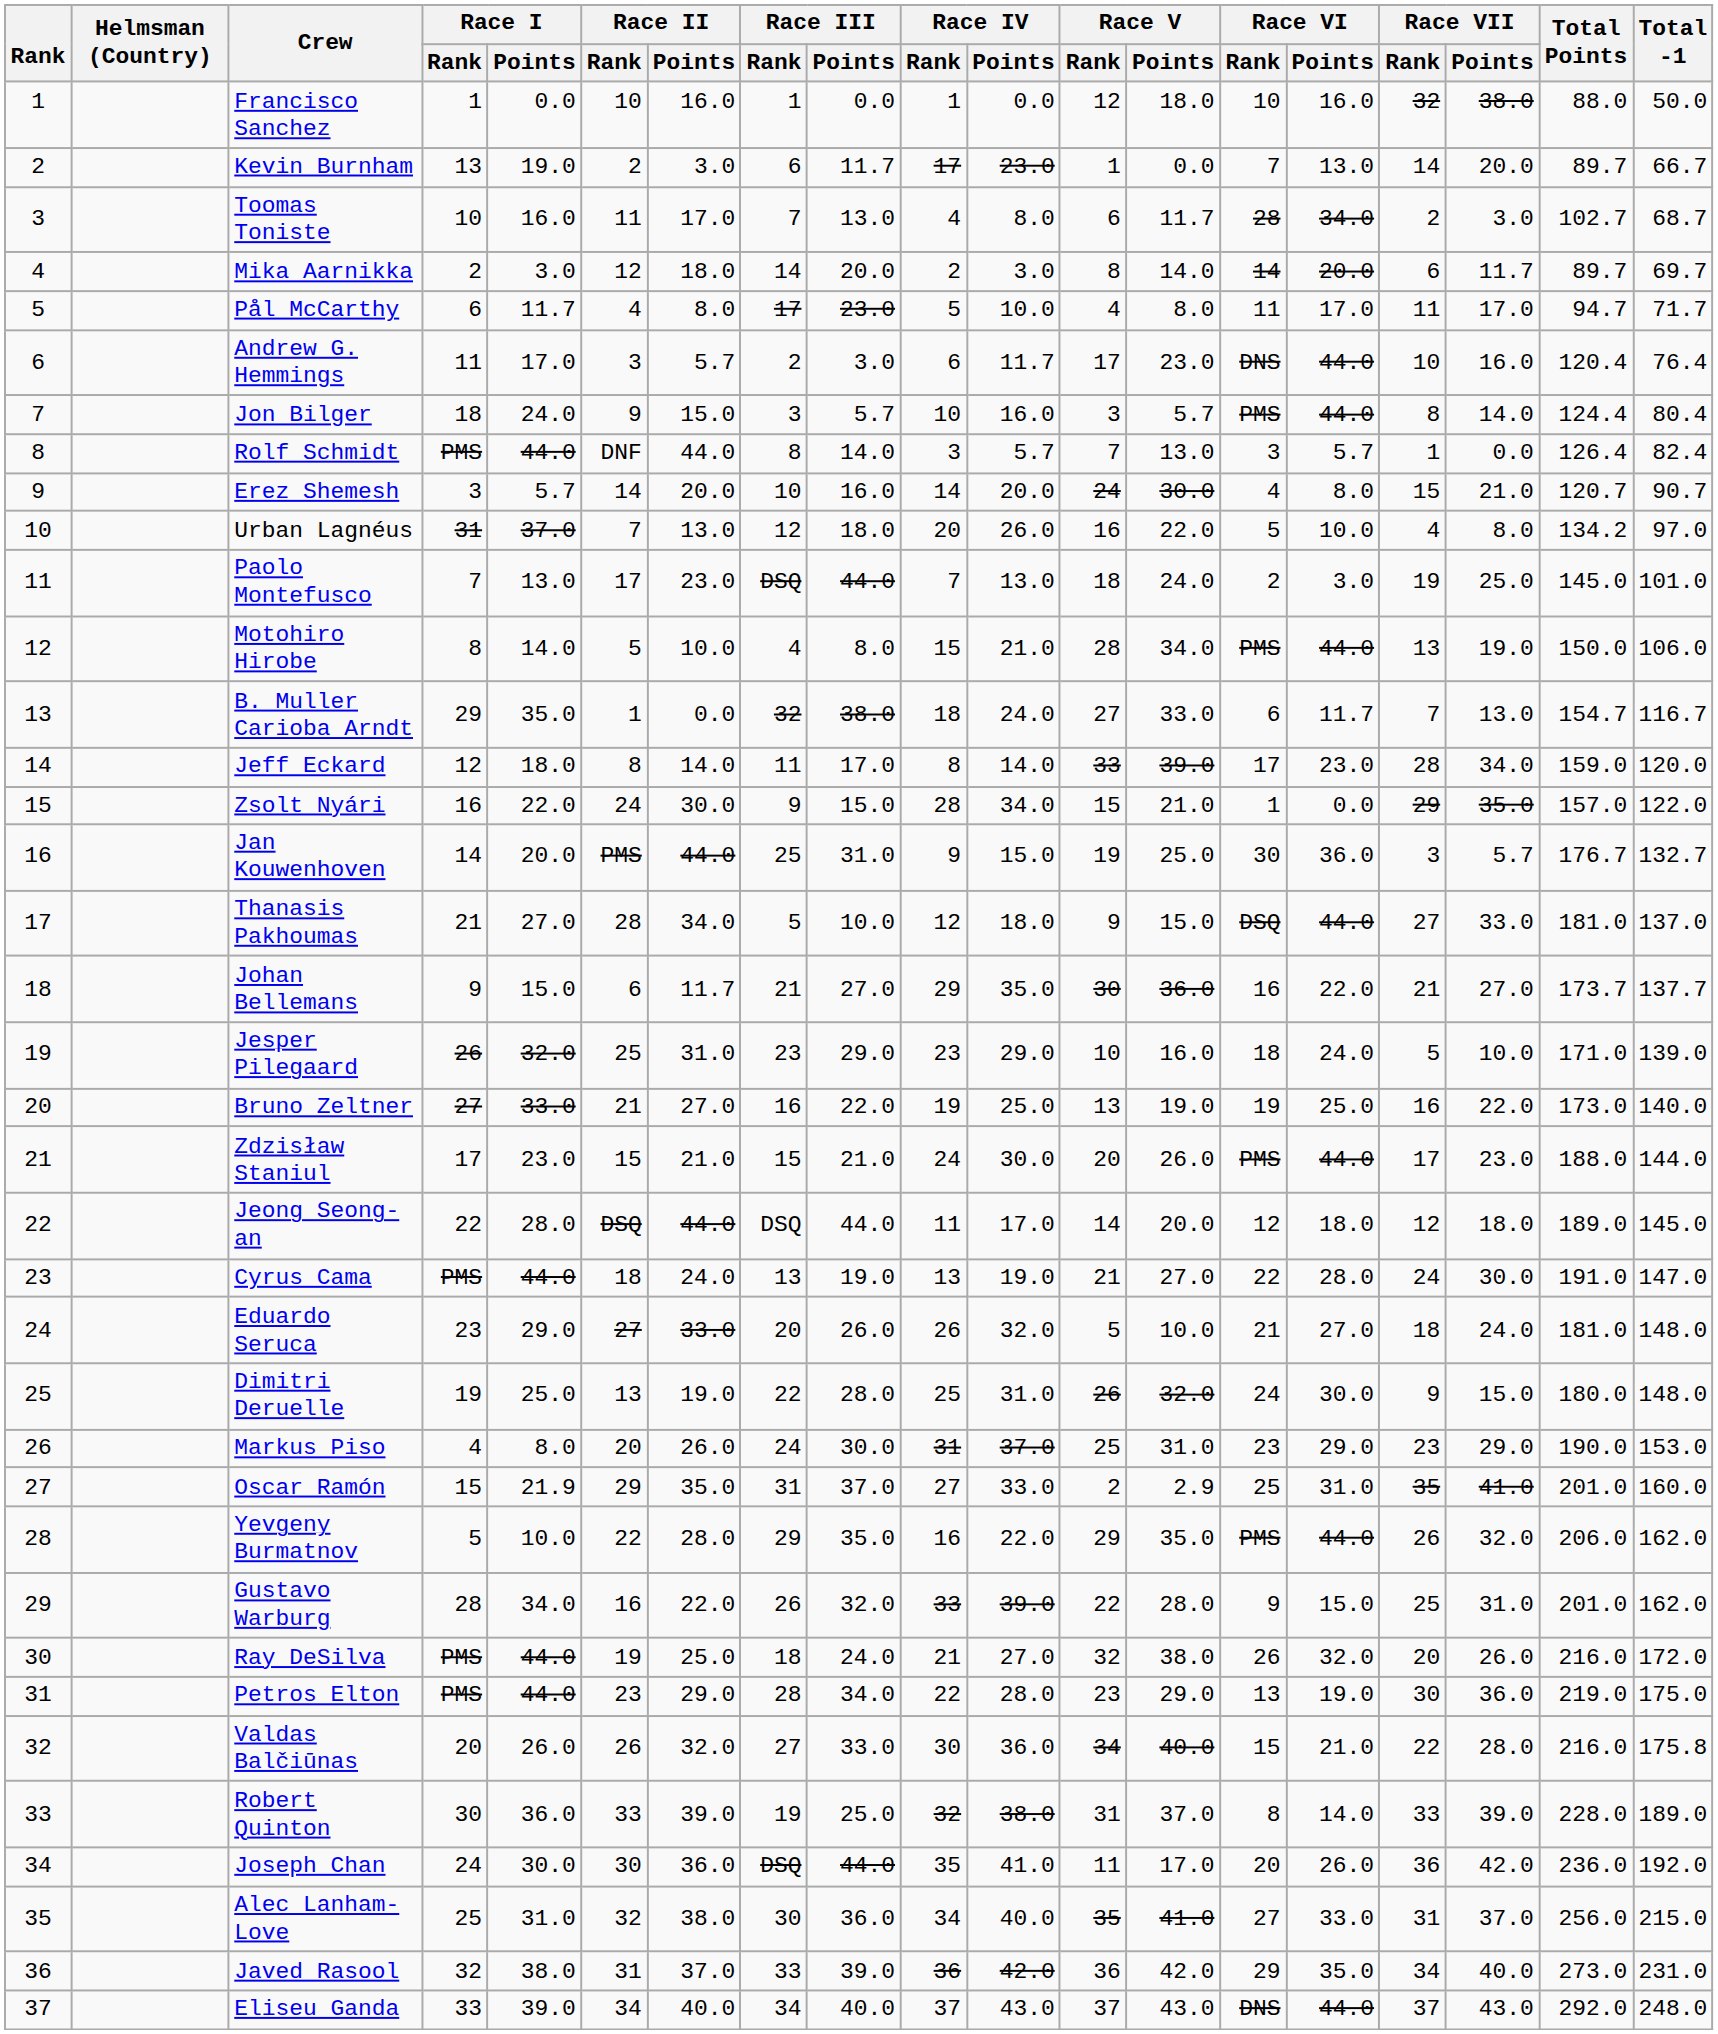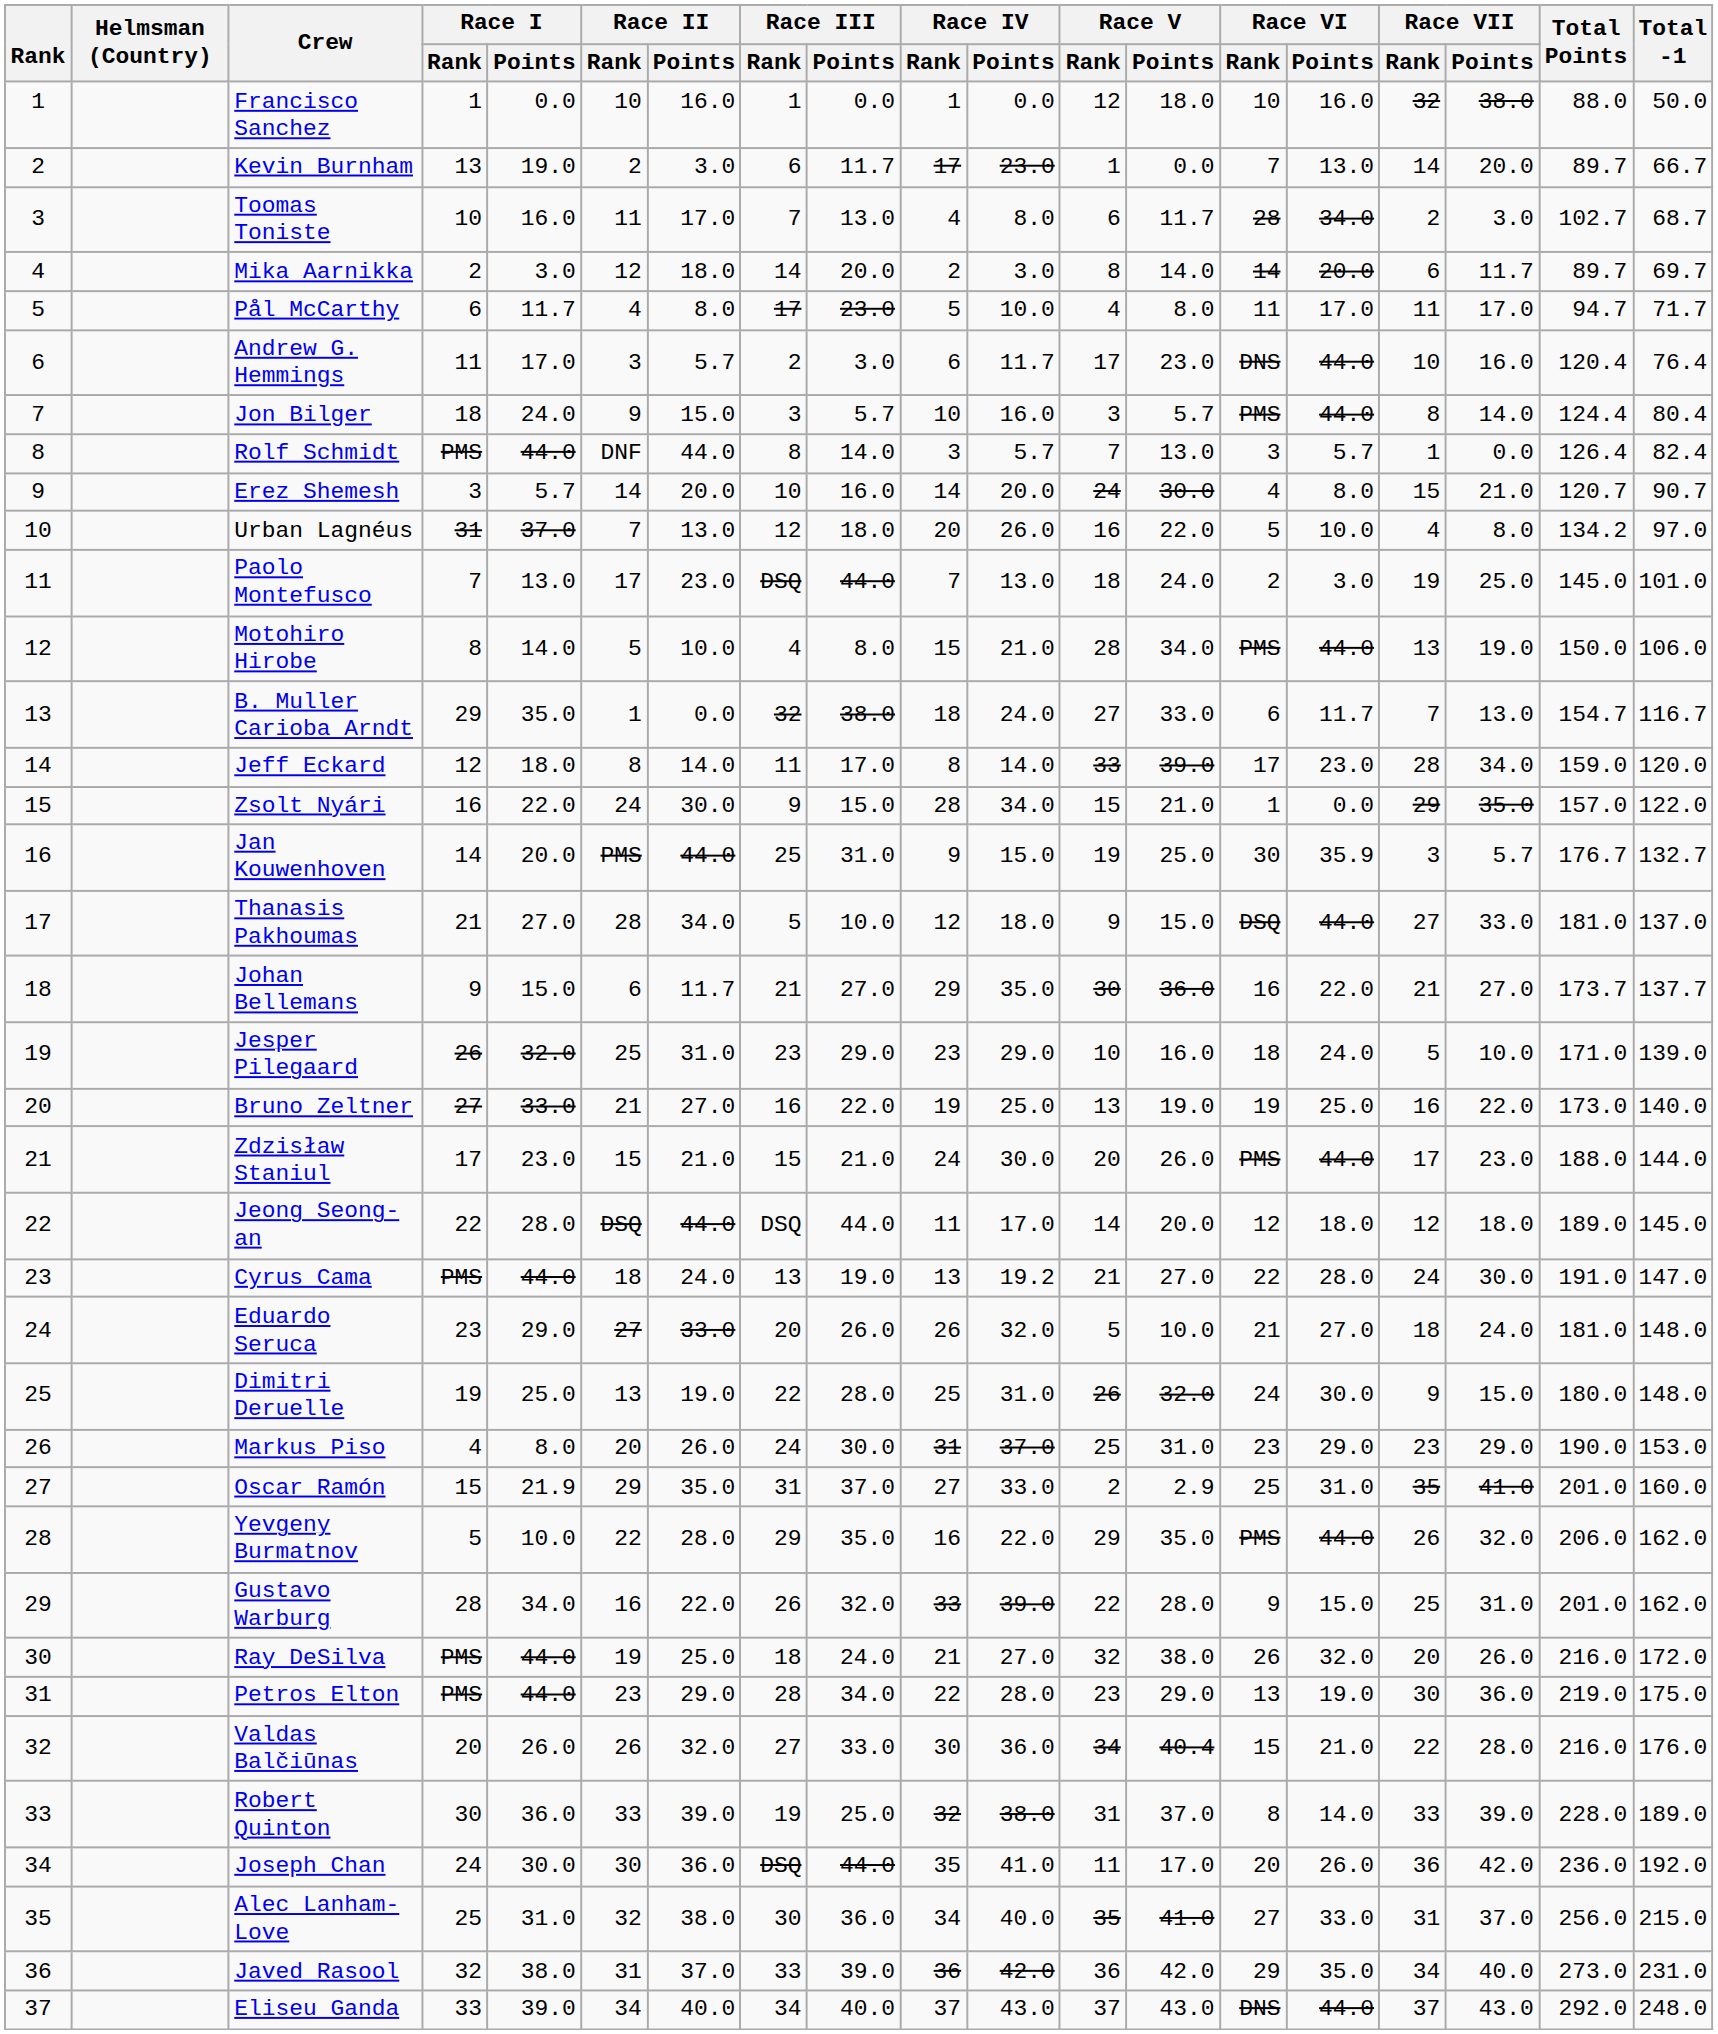(1347, 857) 36.0 -> (1347, 857) 35.9
(1027, 1278) 19.0 -> (1027, 1278) 19.2
(1187, 1748) 40.0 -> (1187, 1748) 40.4
(1673, 1748) 175.8 -> (1673, 1748) 176.0
